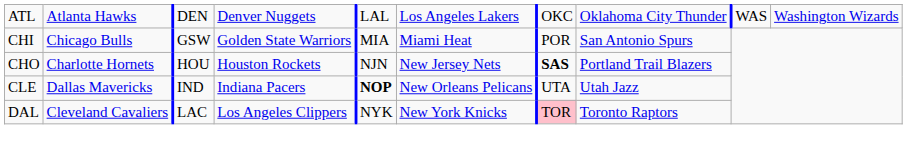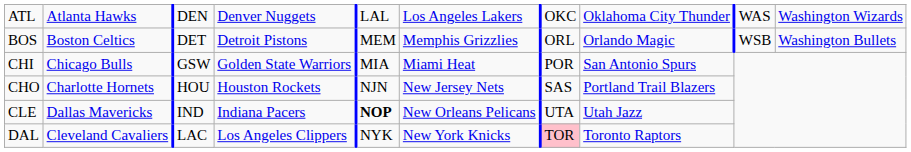+ row: (23, 40)
(555, 64) bold -> (558, 87) normal
